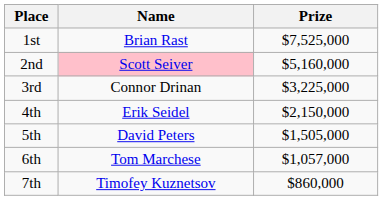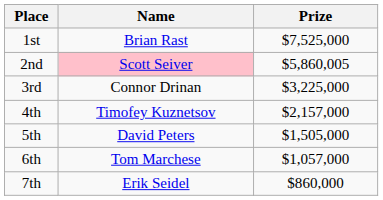(316, 64) $5,160,000 -> (316, 64) $5,860,005
(156, 111) Erik Seidel -> (156, 111) Timofey Kuznetsov
(316, 111) $2,150,000 -> (316, 111) $2,157,000
(156, 183) Timofey Kuznetsov -> (156, 183) Erik Seidel
